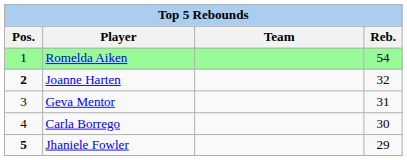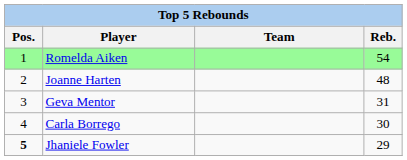(23, 80) bold -> (23, 80) normal
(383, 80) 32 -> (383, 80) 48
